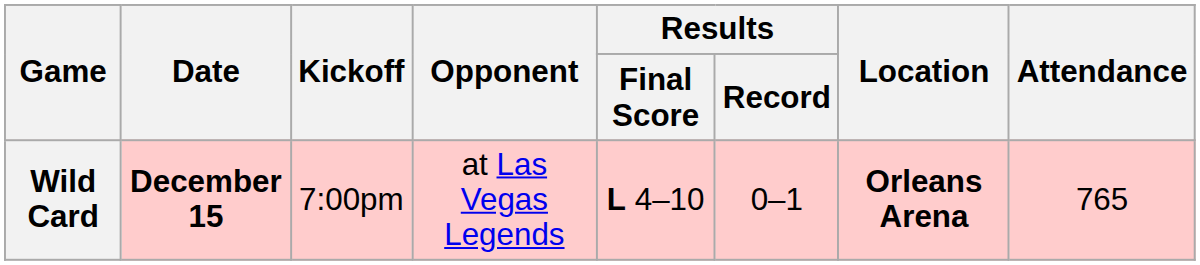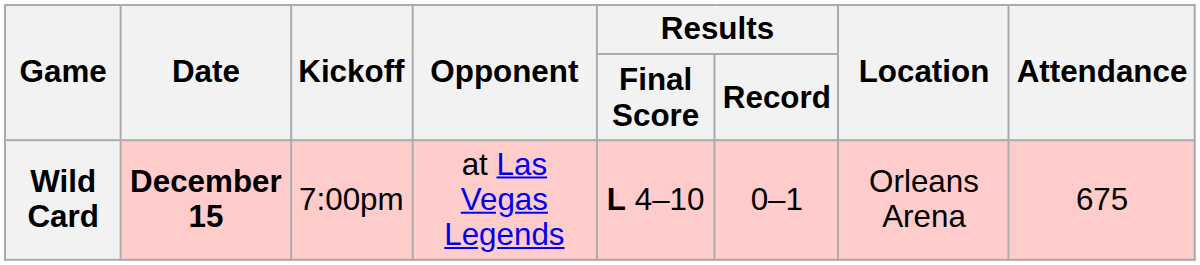(924, 199) bold -> (924, 199) normal
(1102, 199) 765 -> (1102, 199) 675
